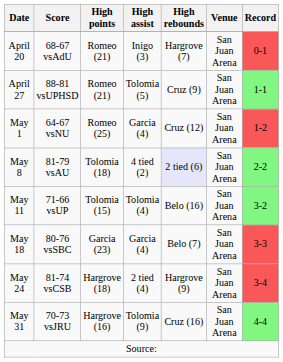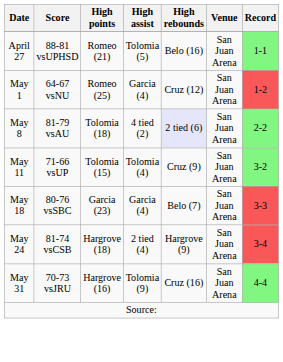- row: (19, 51)
(184, 89) Cruz (9) -> (184, 51) Belo (16)
(184, 205) Belo (16) -> (184, 167) Cruz (9)
